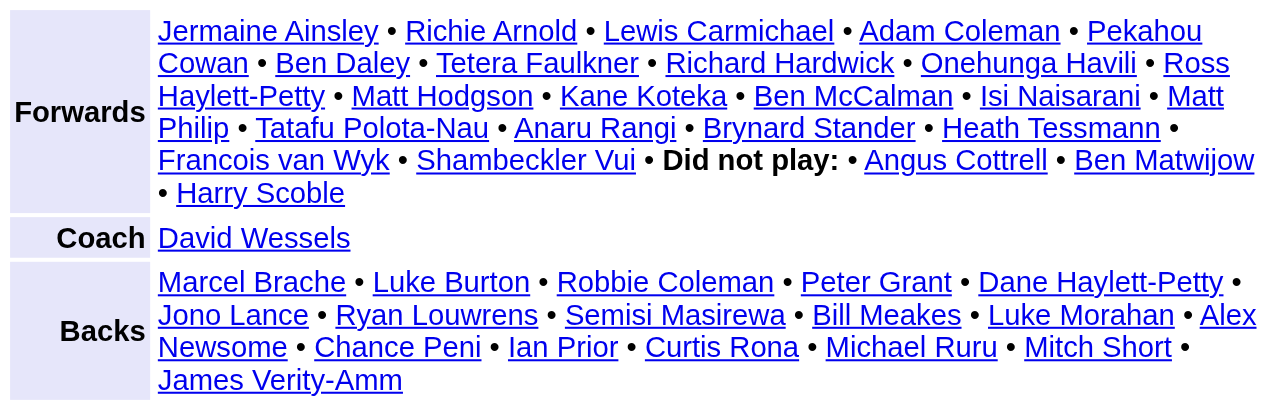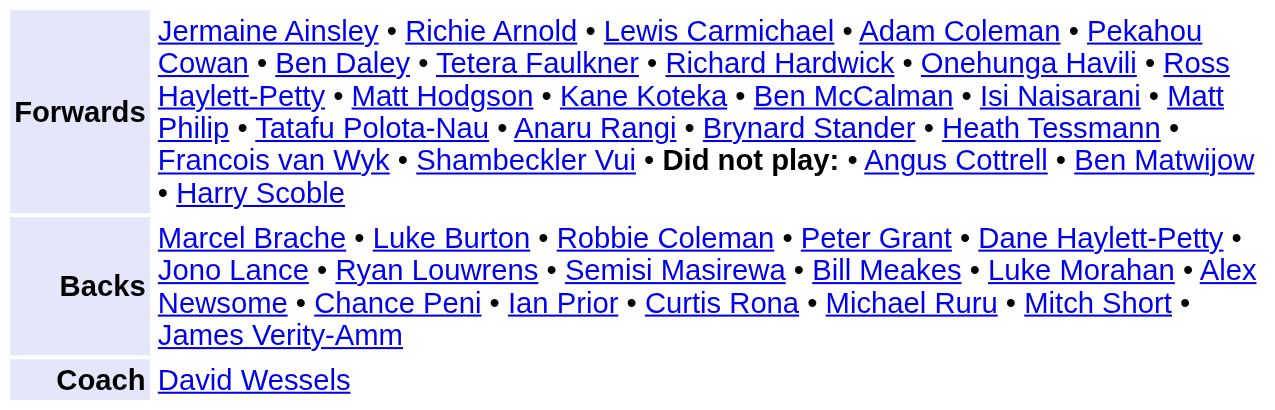rows swapped: (103, 331) <-> (101, 237)
